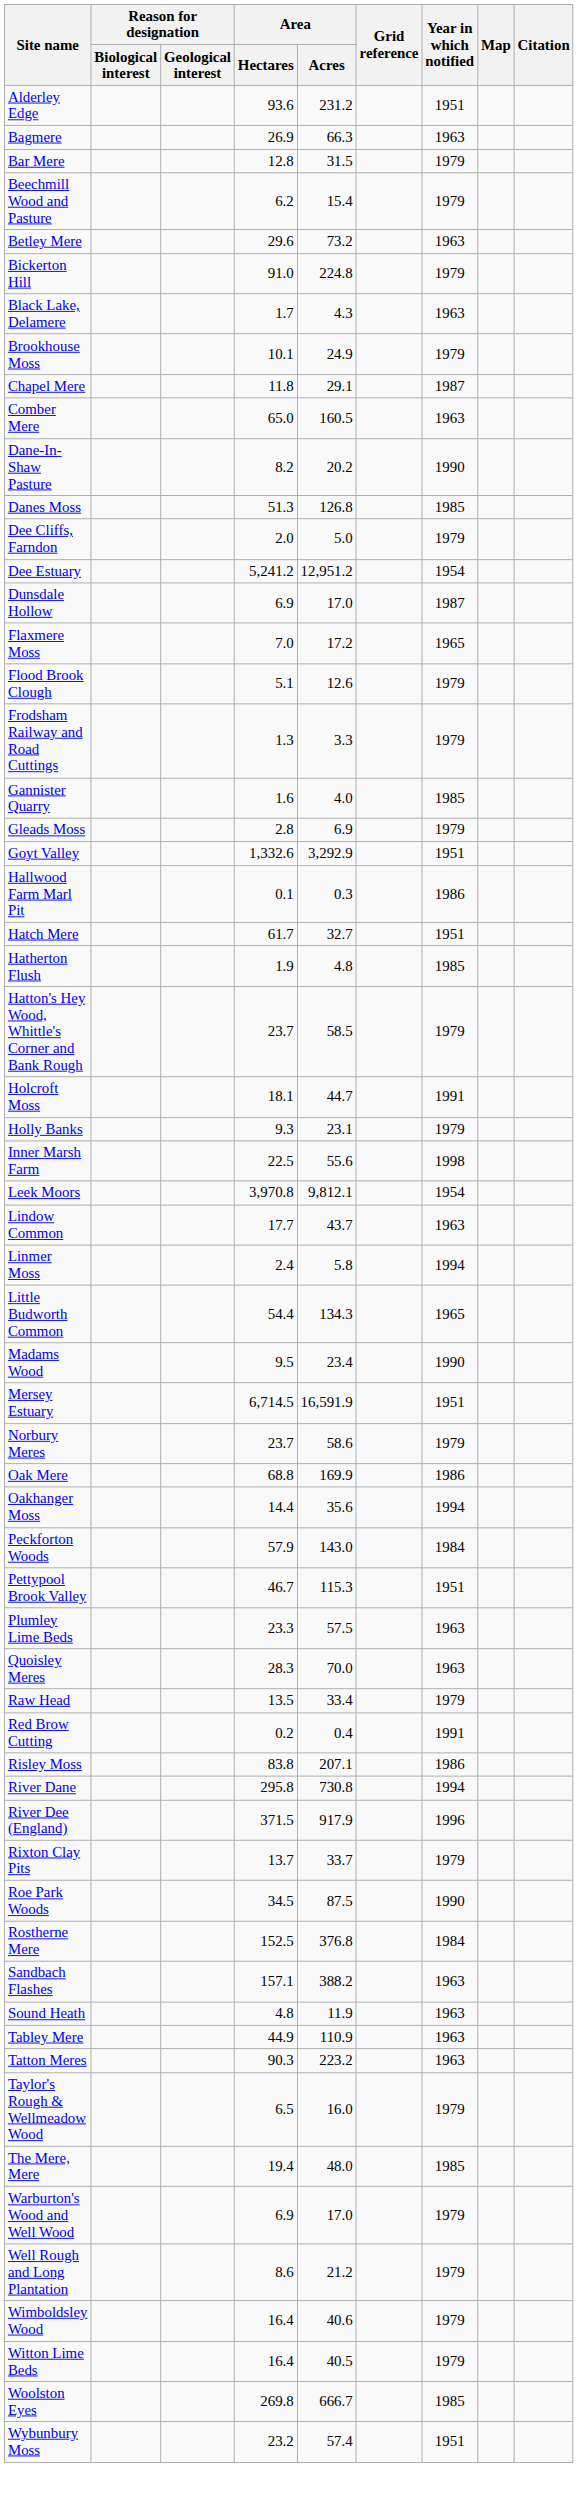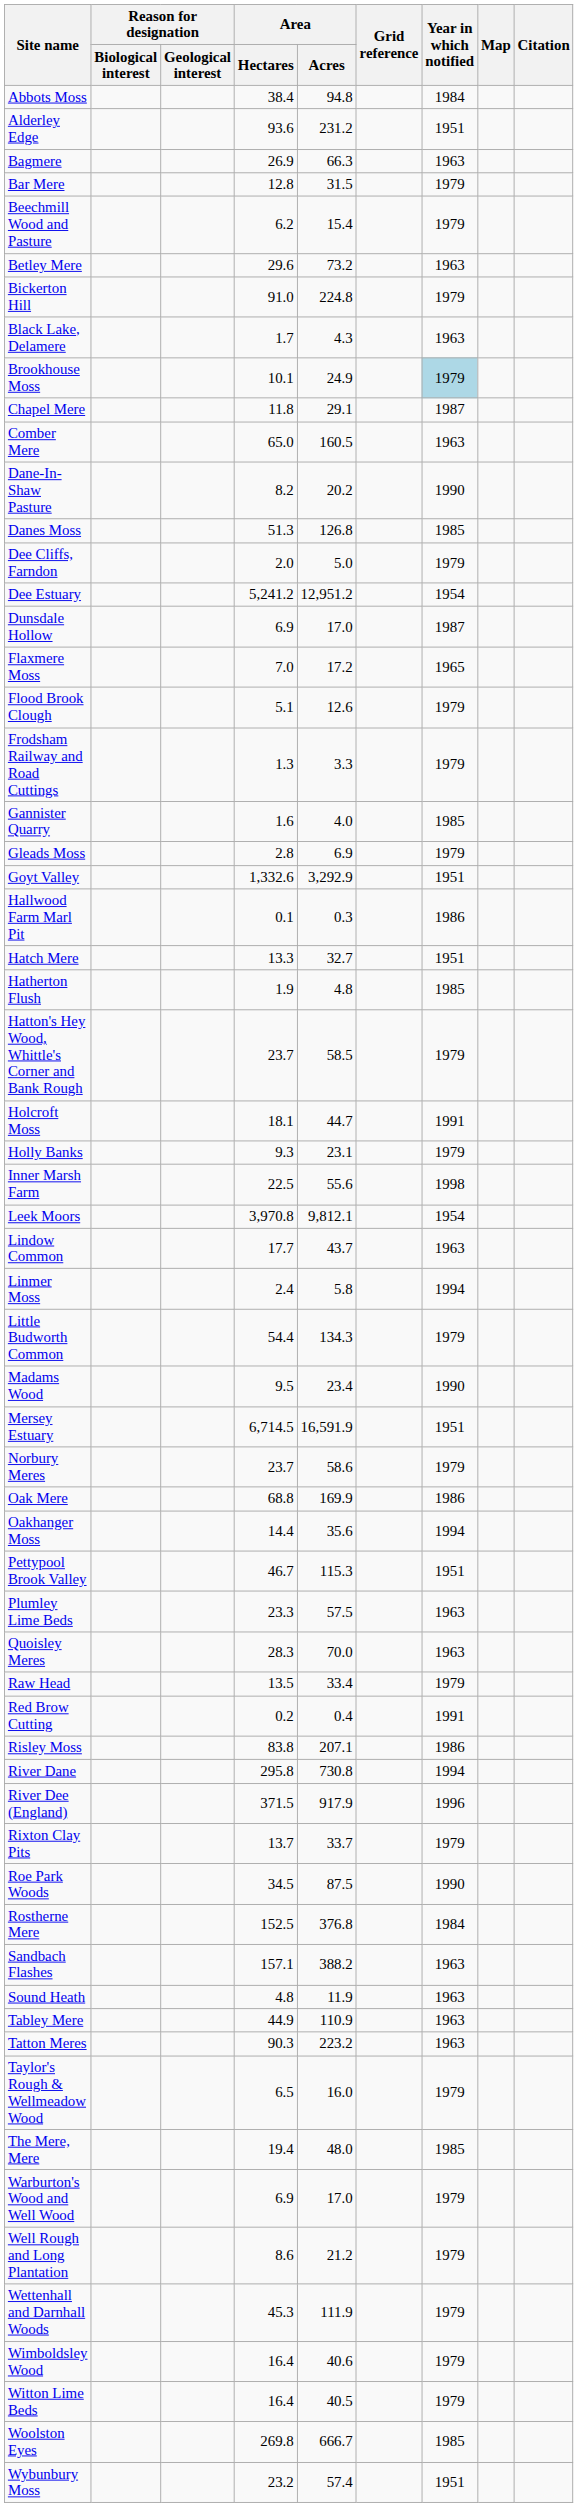+ row: (47, 96)
(450, 354) no background -> (450, 377) lightblue background
(281, 934) 61.7 -> (281, 957) 13.3
(450, 1313) 1965 -> (450, 1337) 1979
- row: (41, 1547)
+ row: (47, 2312)
